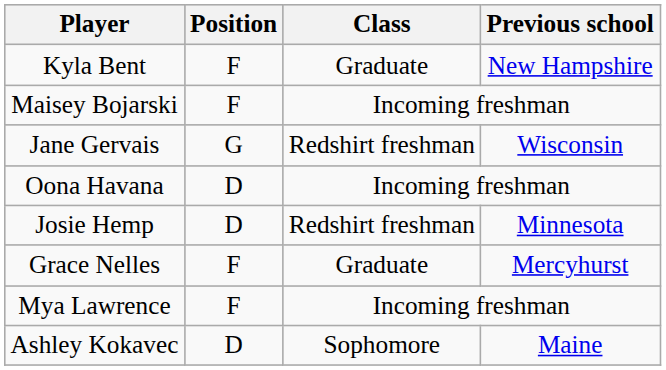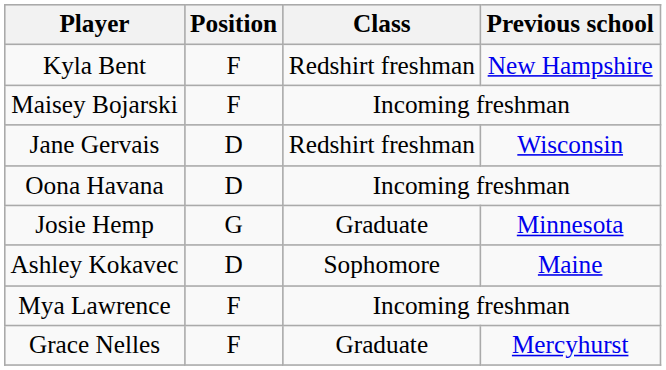(382, 64) Graduate -> (382, 64) Redshirt freshman
(234, 144) G -> (234, 144) D
(234, 225) D -> (234, 225) G
(382, 225) Redshirt freshman -> (382, 225) Graduate
rows swapped: (95, 345) <-> (95, 265)
